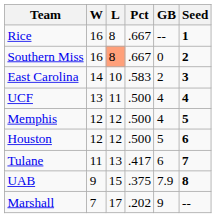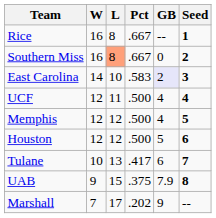(160, 77) no background -> (160, 77) lavender background
(96, 98) 13 -> (96, 98) 12
(96, 160) 11 -> (96, 160) 10
